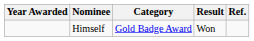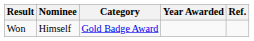columns swapped: (37, 12) <-> (210, 12)
